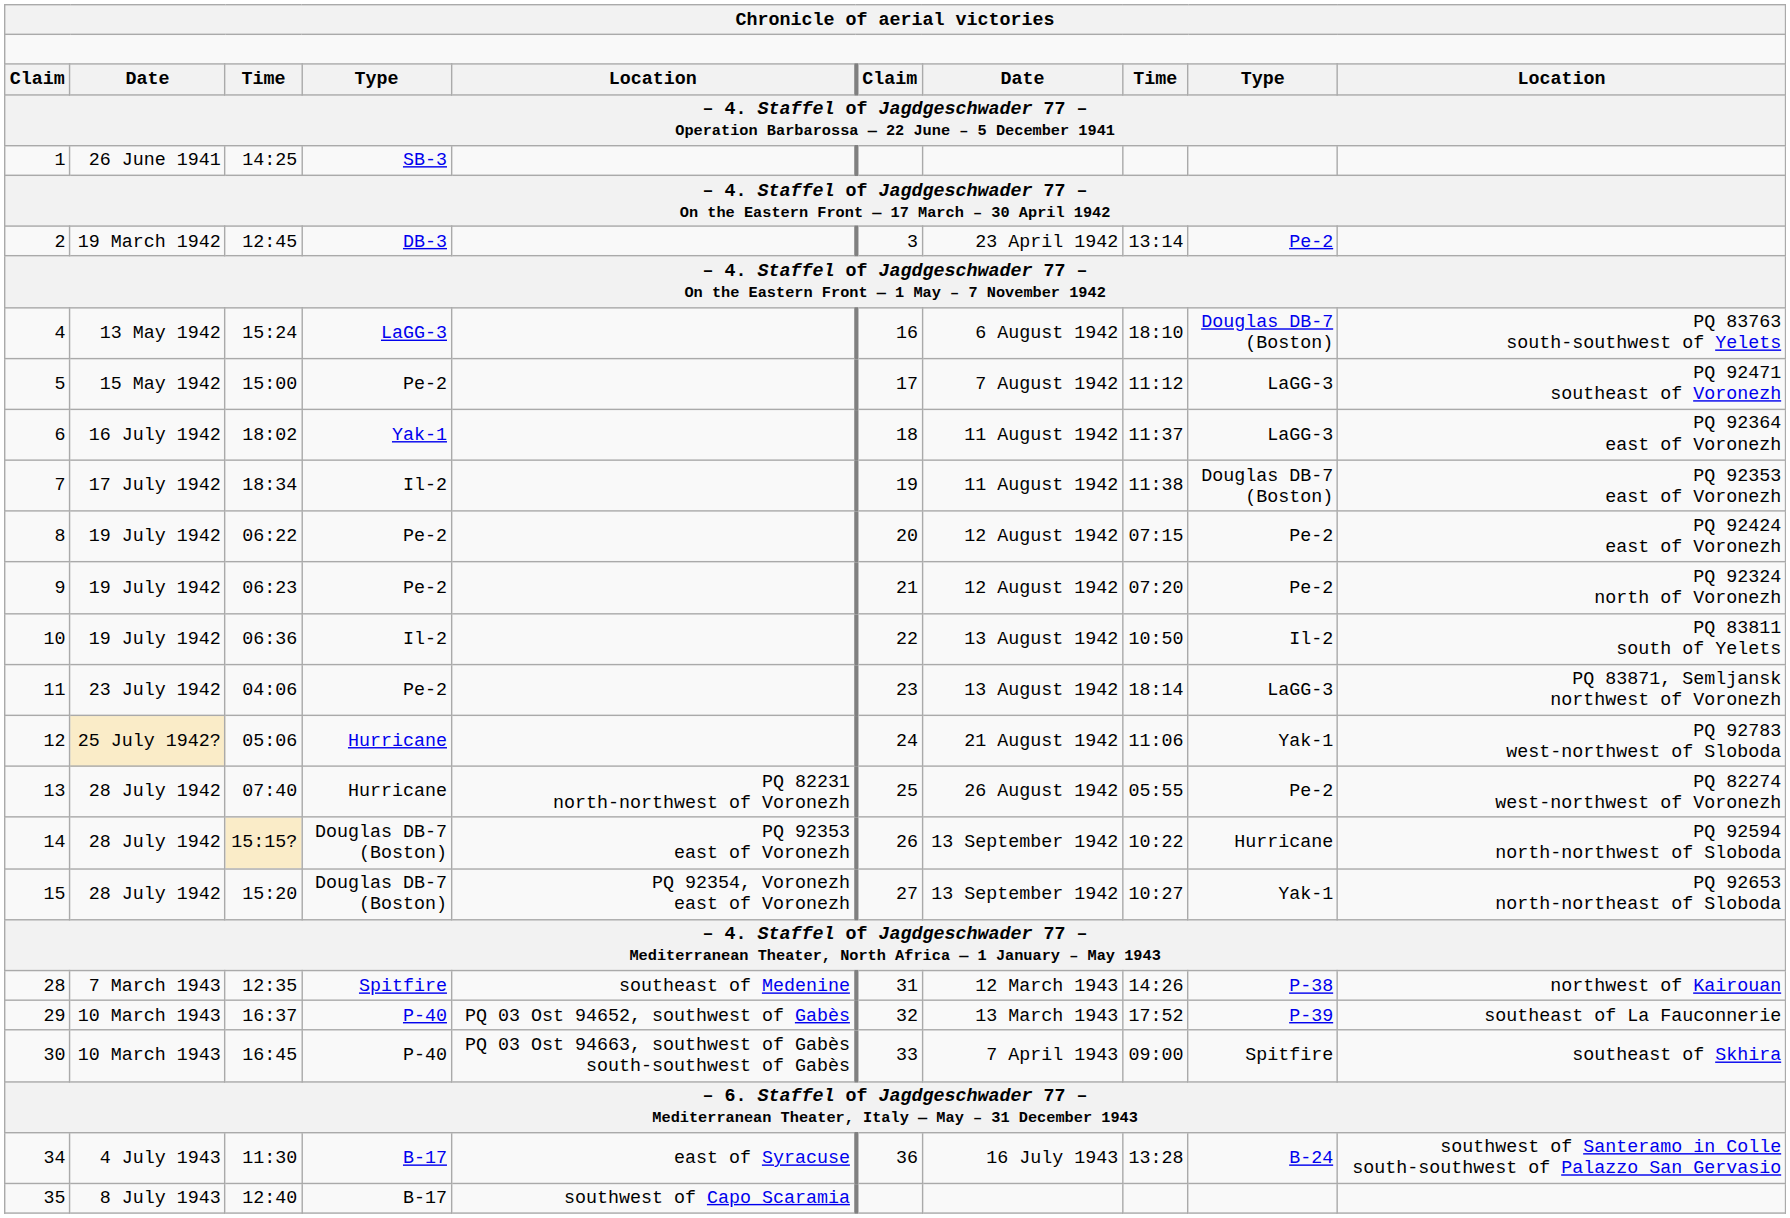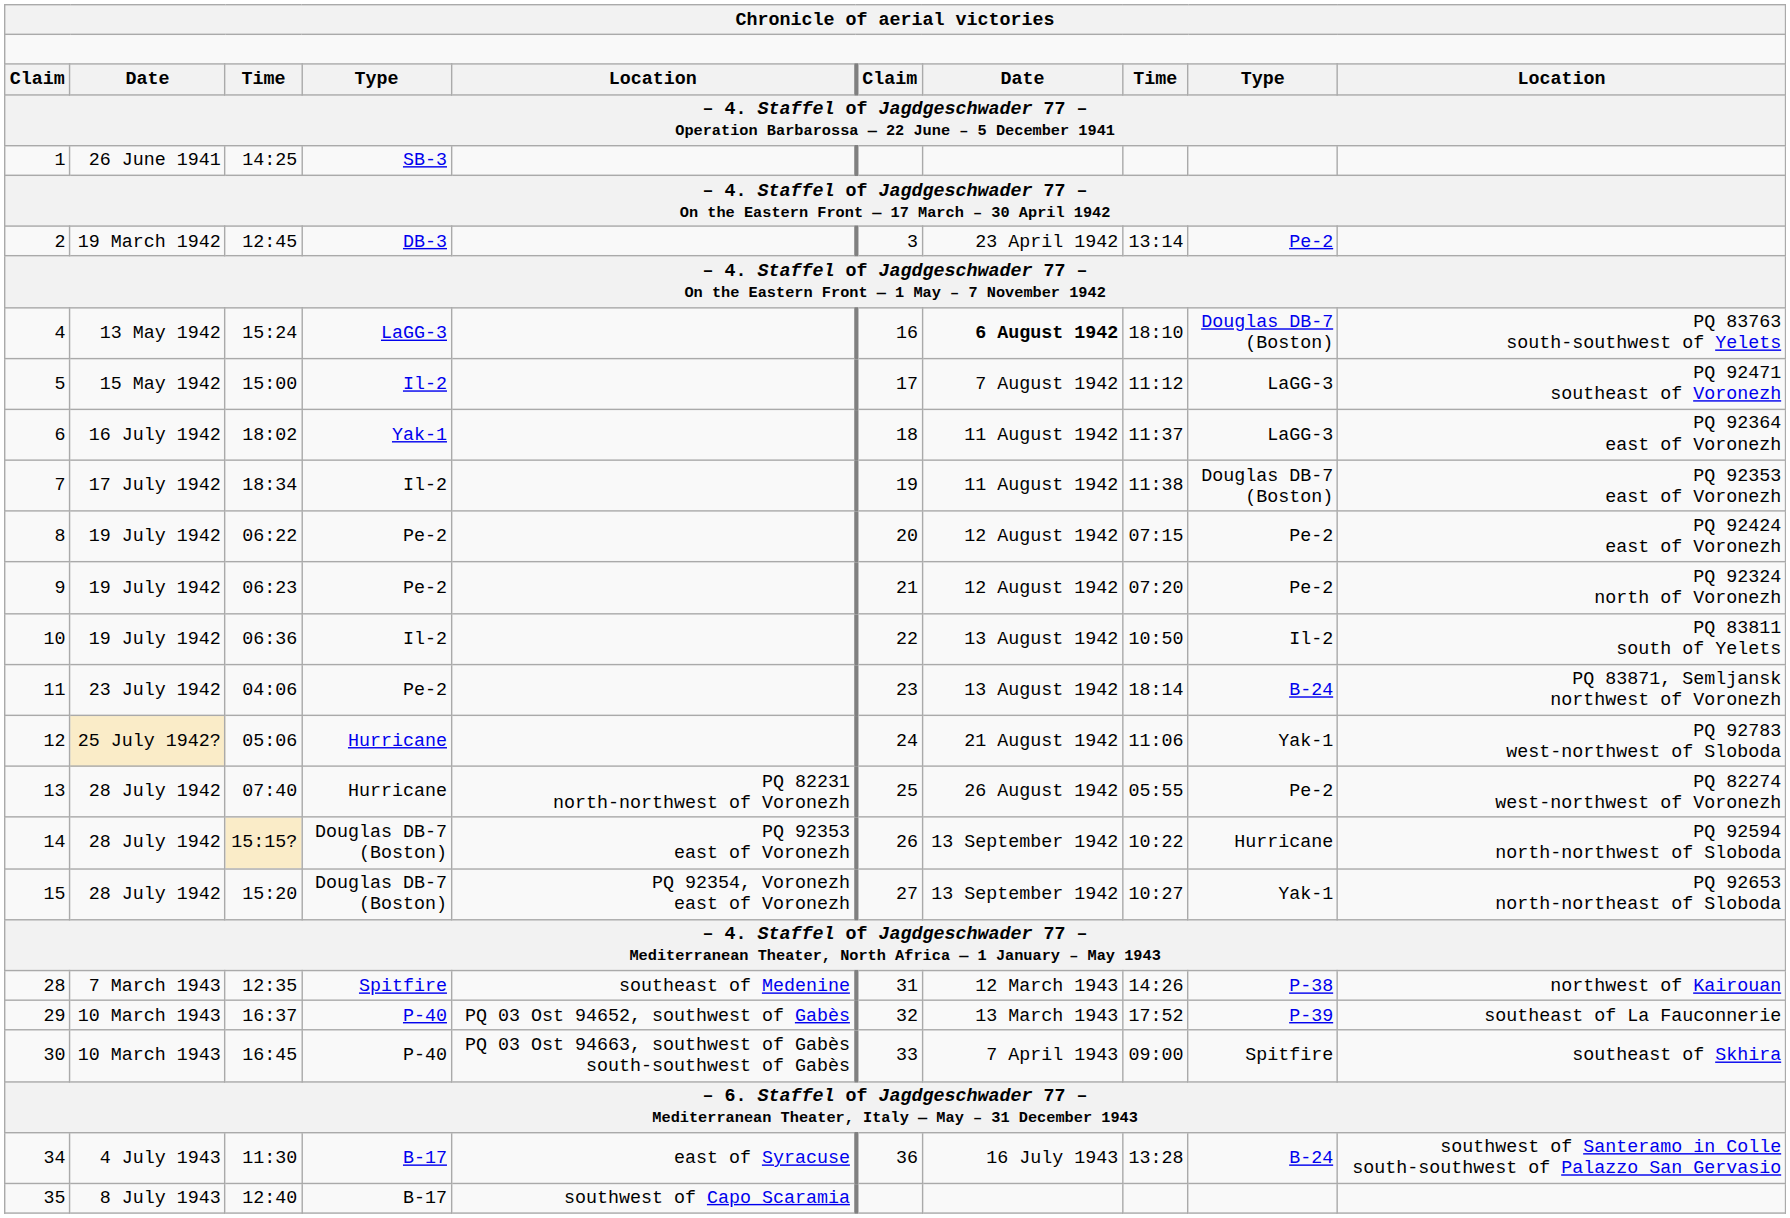(1047, 333) normal -> (1047, 333) bold
(425, 384) Pe-2 -> (425, 384) Il-2
(1300, 690) LaGG-3 -> (1311, 690) B-24
